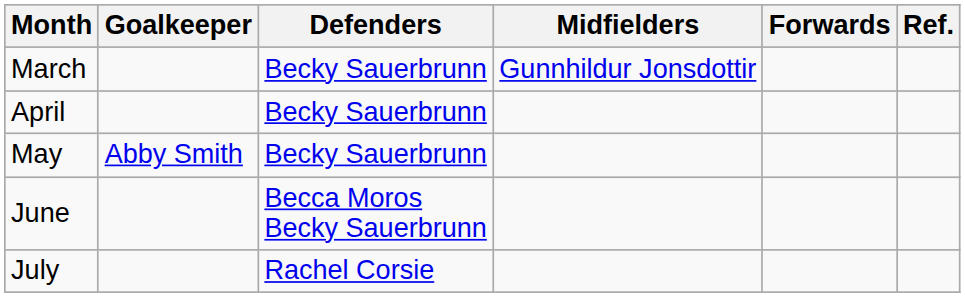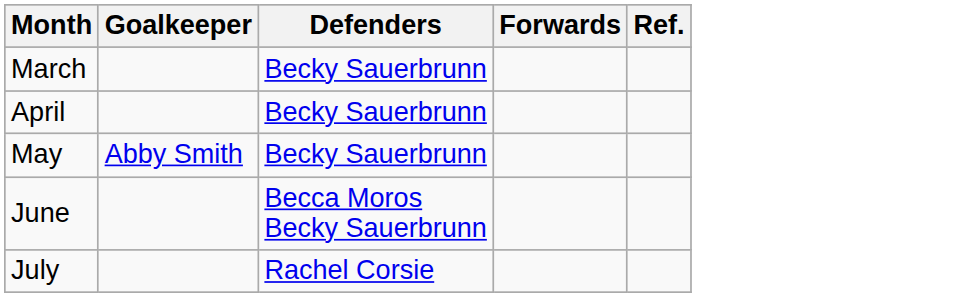- column: (628, 25)
